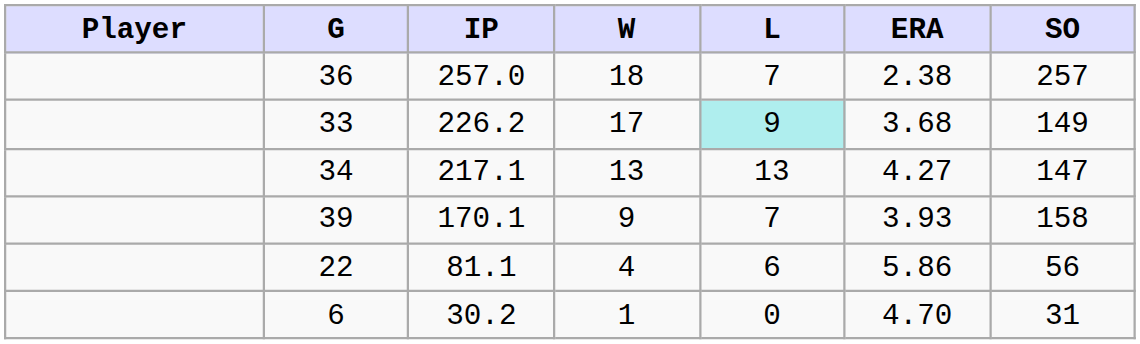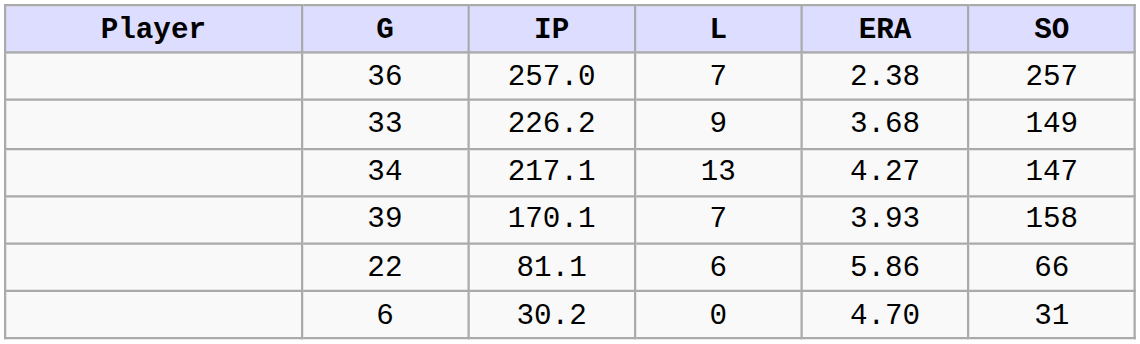- column: (627, 29)
(772, 124) paleturquoise background -> (718, 124) no background
(1063, 267) 56 -> (1052, 267) 66
